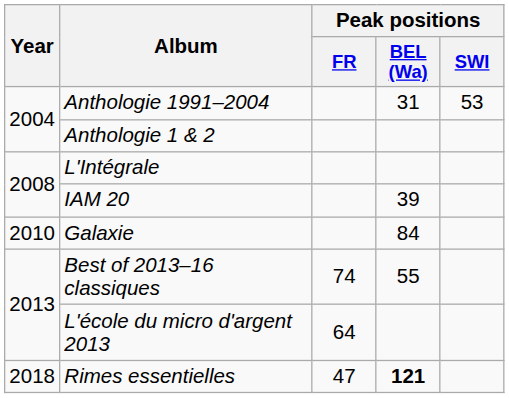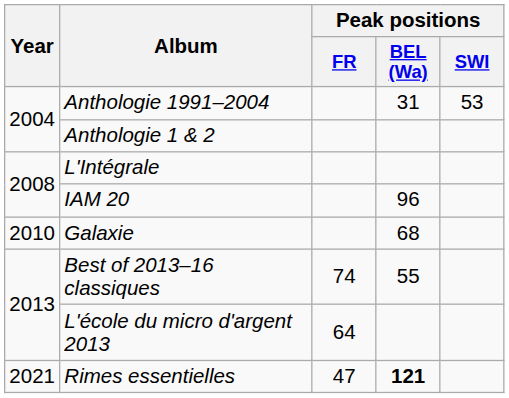(408, 200) 39 -> (408, 200) 96
(408, 232) 84 -> (408, 232) 68
(32, 376) 2018 -> (32, 376) 2021
